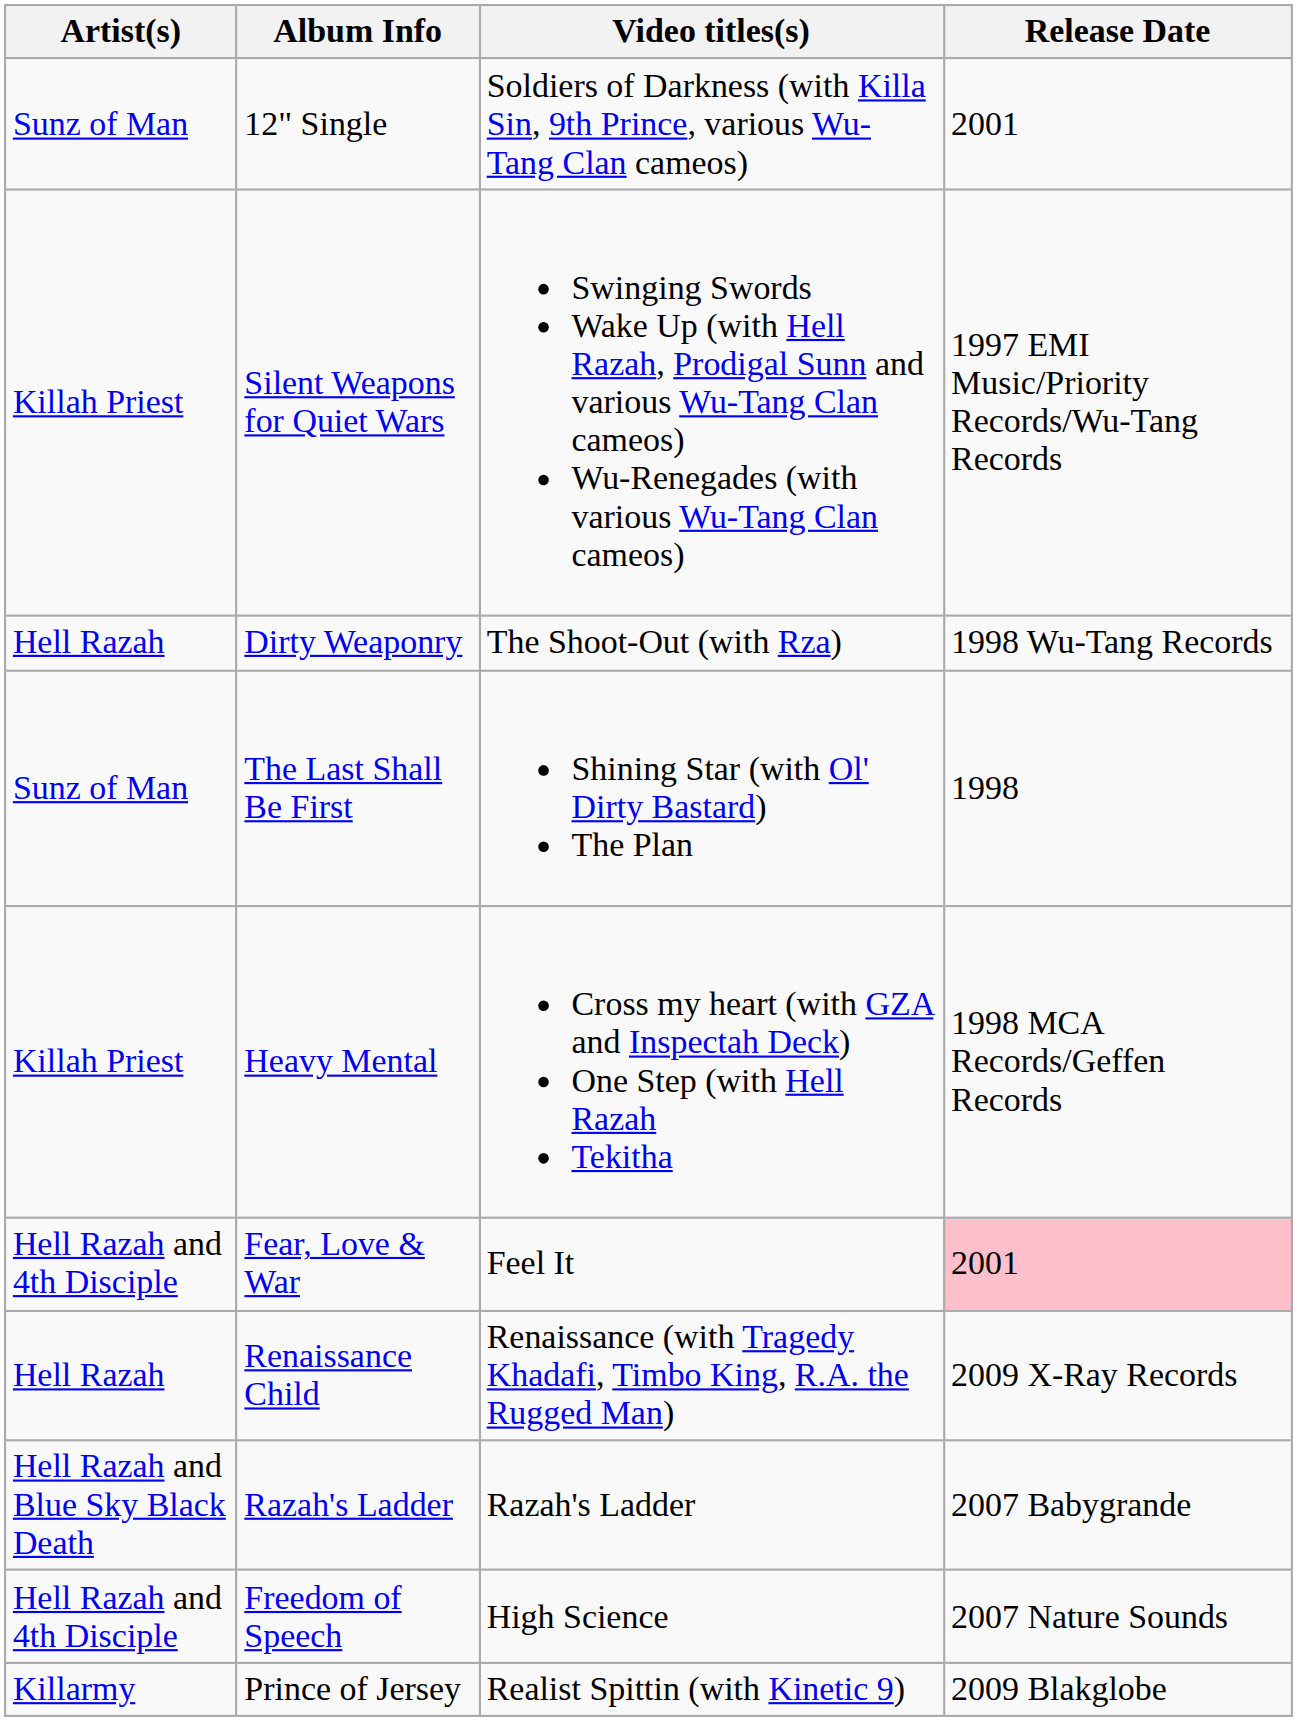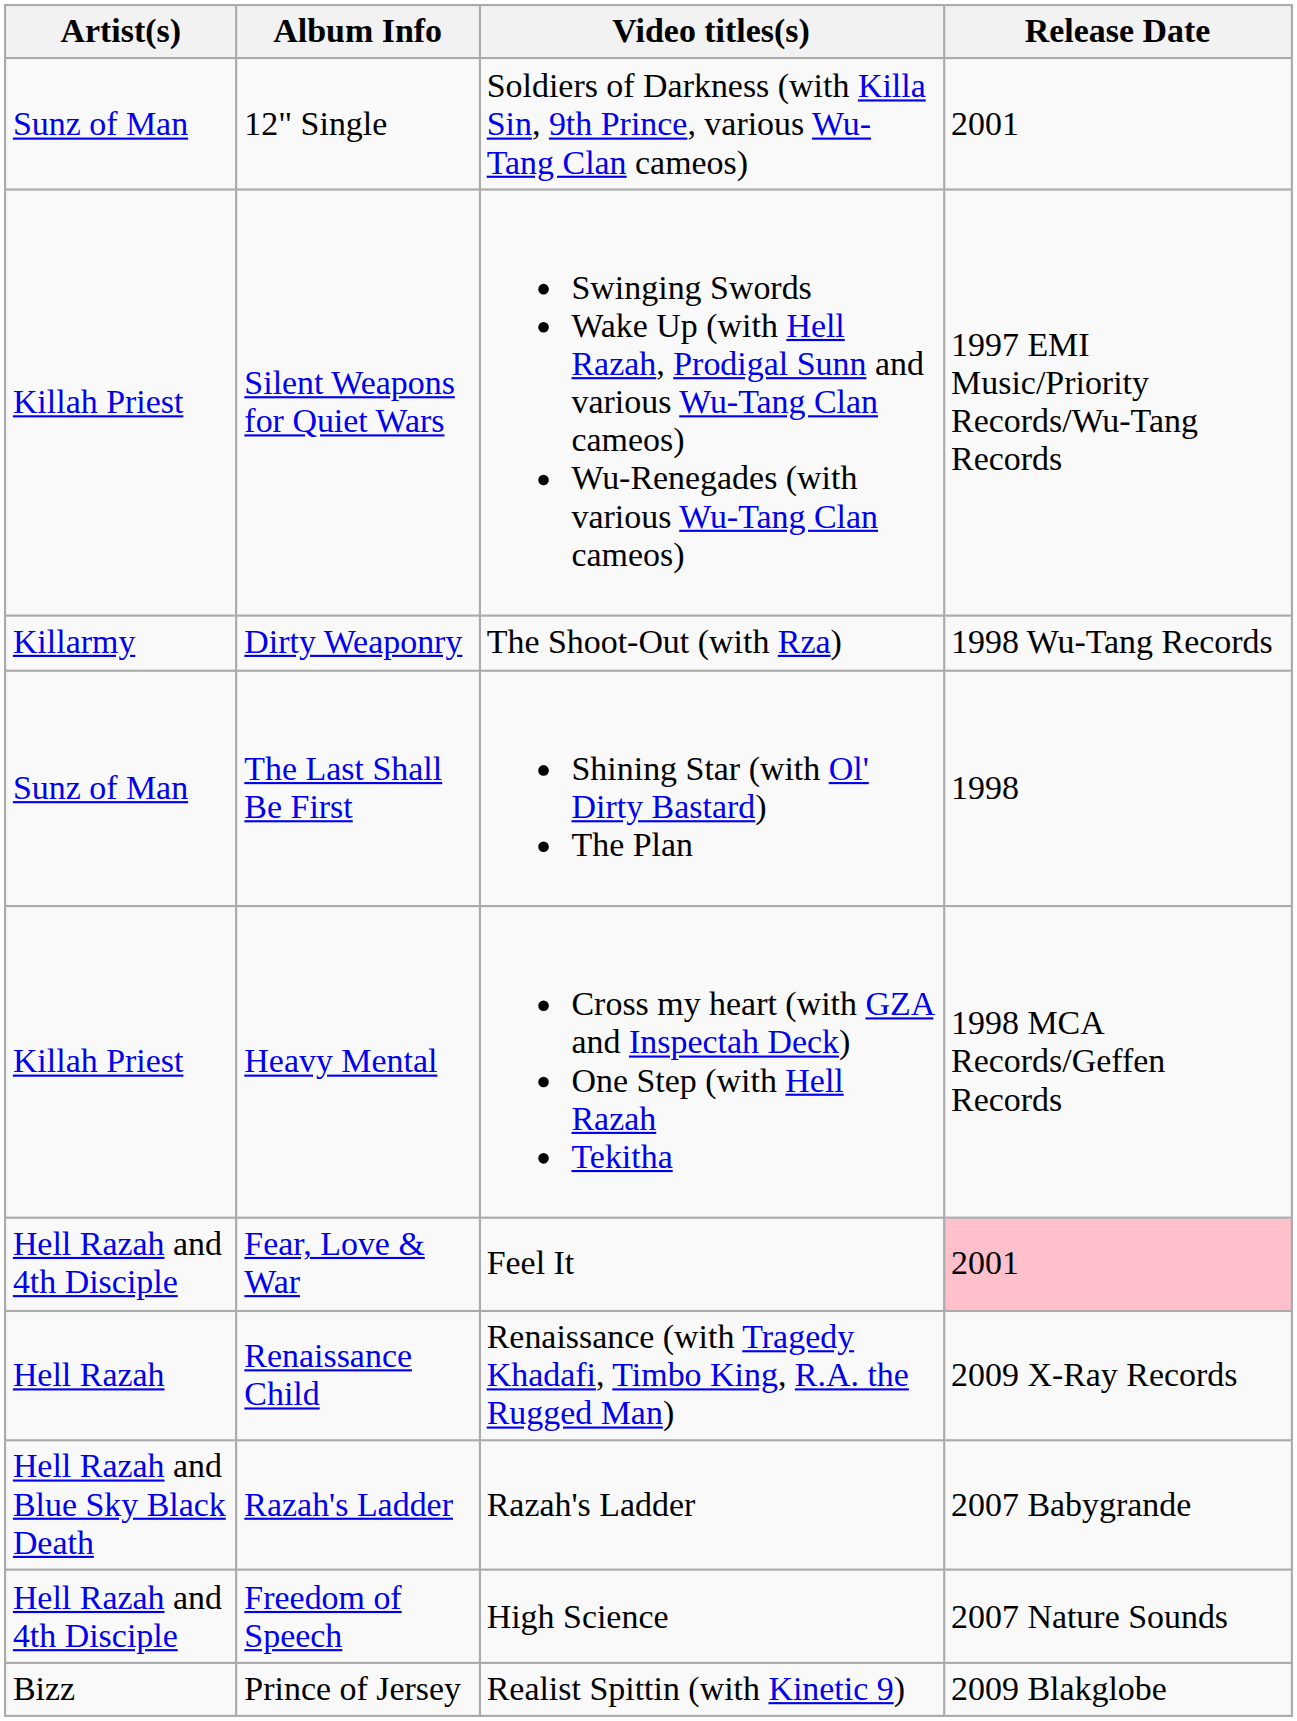(89, 642) Hell Razah -> (74, 642) Killarmy
(74, 1688) Killarmy -> (44, 1688) Bizz
